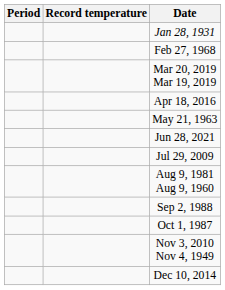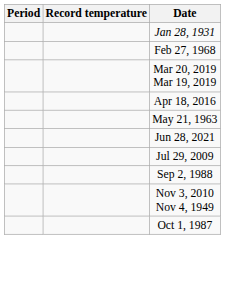- row: (185, 181)
rows swapped: (185, 225) <-> (185, 250)
- row: (185, 275)
